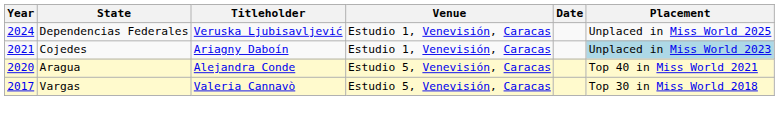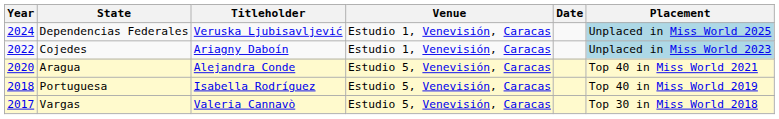(680, 32) no background -> (680, 32) lightblue background
(21, 50) 2021 -> (21, 50) 2022
+ row: (73, 86)
